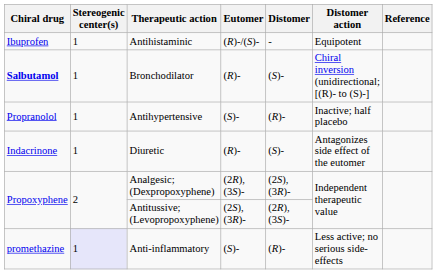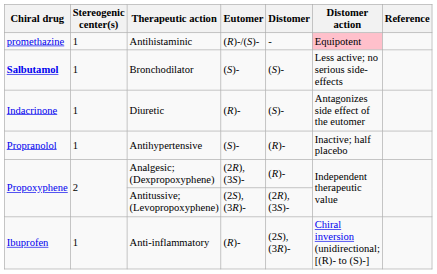(28, 41) Ibuprofen -> (35, 41) promethazine
(338, 41) no background -> (338, 41) pink background
(232, 76) (R)- -> (231, 70) (S)-
(347, 76) Chiral inversion (unidirectional; [(R)- to (S)-] -> (346, 70) Less active; no serious side-effects
rows swapped: (166, 116) <-> (147, 151)
(279, 185) (2S),(3R)- -> (277, 173) (R)-
(35, 248) promethazine -> (28, 242) Ibuprofen
(75, 248) lavender background -> (75, 242) no background
(231, 248) (S)- -> (232, 242) (R)-
(277, 248) (R)- -> (279, 242) (2S),(3R)-
(346, 248) Less active; no serious side-effects -> (347, 242) Chiral inversion (unidirectional; [(R)- to (S)-]
